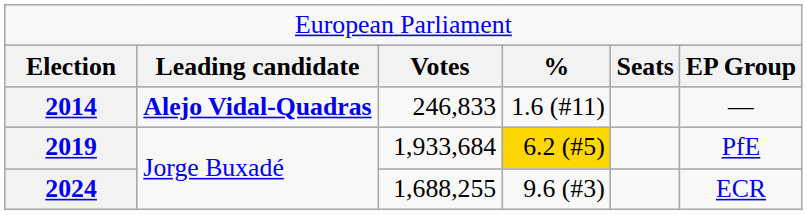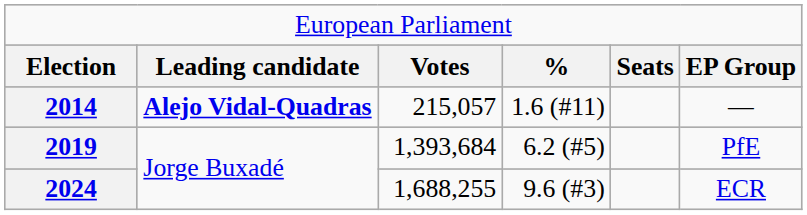(454, 106) 246,833 -> (454, 106) 215,057
(445, 147) 1,933,684 -> (445, 147) 1,393,684
(564, 147) gold background -> (564, 147) no background
